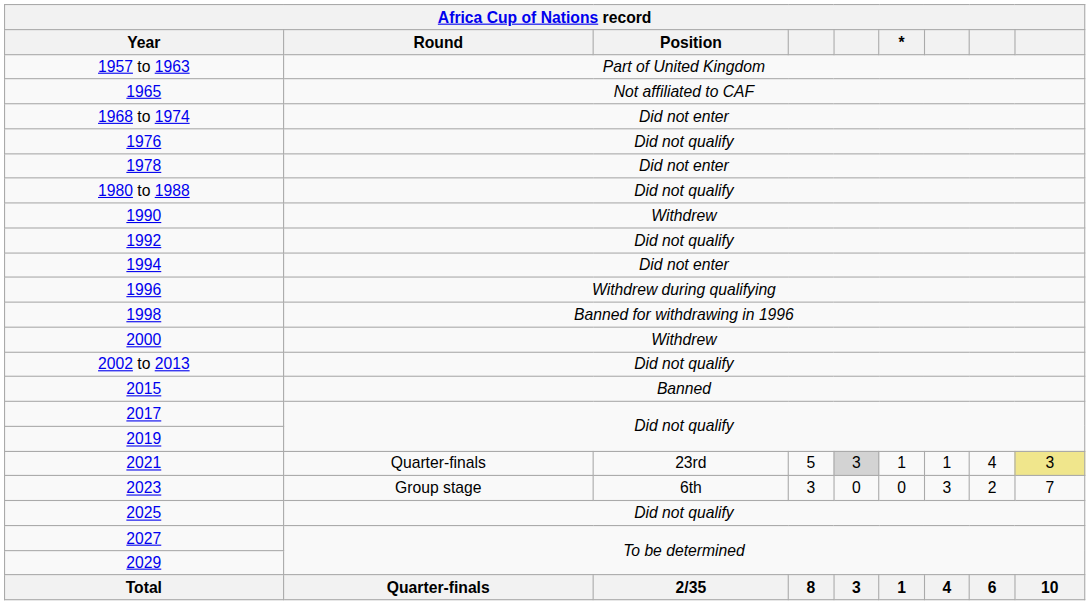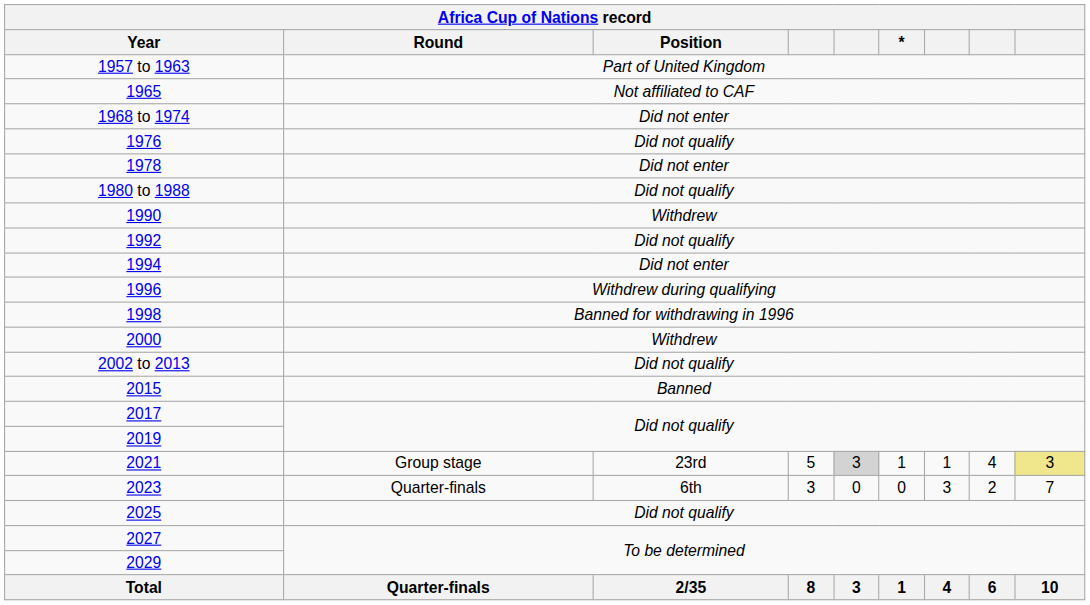(438, 464) Quarter-finals -> (438, 464) Group stage
(438, 488) Group stage -> (438, 488) Quarter-finals
